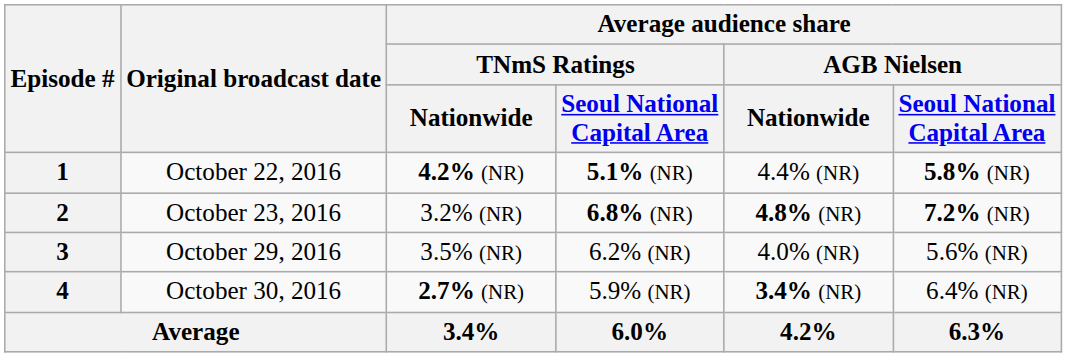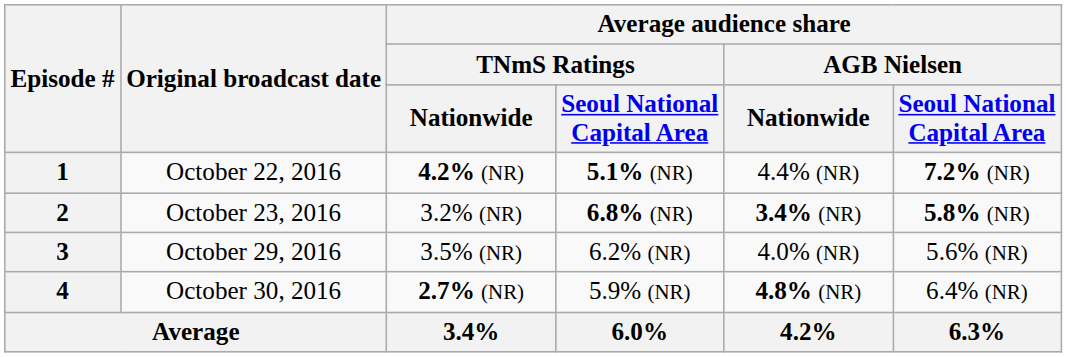(977, 172) 5.8% (NR) -> (977, 172) 7.2% (NR)
(808, 212) 4.8% (NR) -> (808, 212) 3.4% (NR)
(977, 212) 7.2% (NR) -> (977, 212) 5.8% (NR)
(808, 291) 3.4% (NR) -> (808, 291) 4.8% (NR)
